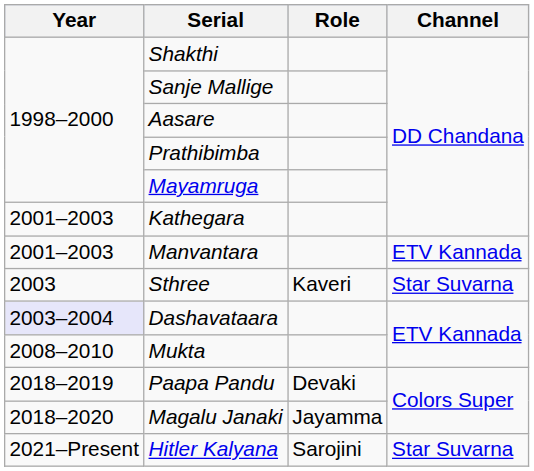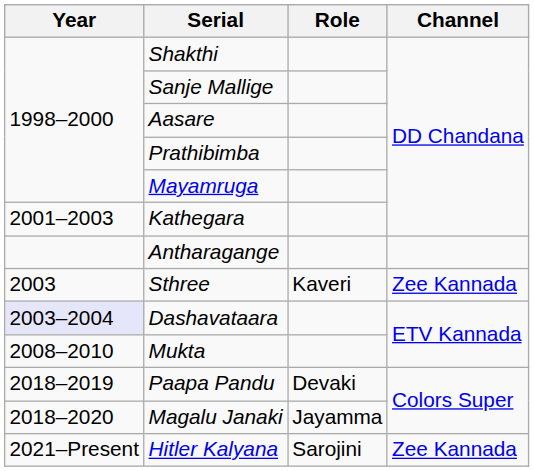+ row: (214, 251)
- row: (203, 251)
(453, 284) Star Suvarna -> (454, 284) Zee Kannada
(453, 449) Star Suvarna -> (454, 449) Zee Kannada
